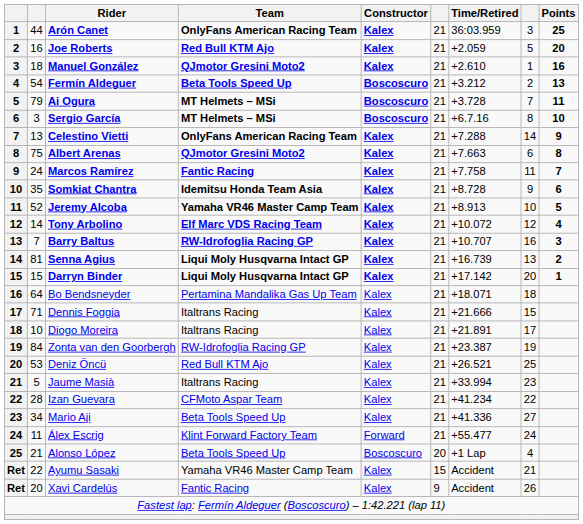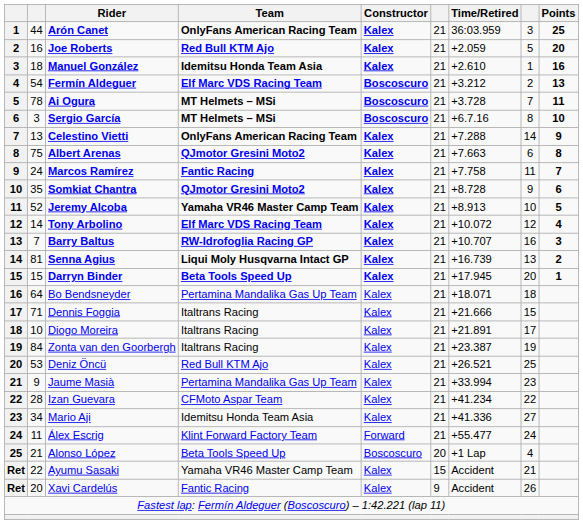(243, 66) QJmotor Gresini Moto2 -> (252, 66) Idemitsu Honda Team Asia
(236, 83) Beta Tools Speed Up -> (251, 83) Elf Marc VDS Racing Team
(36, 101) 79 -> (36, 101) 78
(252, 189) Idemitsu Honda Team Asia -> (243, 189) QJmotor Gresini Moto2
(265, 276) Liqui Moly Husqvarna Intact GP -> (236, 276) Beta Tools Speed Up
(471, 276) +17.142 -> (471, 276) +17.945
(243, 347) RW-Idrofoglia Racing GP -> (220, 347) Italtrans Racing
(36, 382) 5 -> (36, 382) 9
(220, 382) Italtrans Racing -> (269, 382) Pertamina Mandalika Gas Up Team
(233, 417) Beta Tools Speed Up -> (247, 417) Idemitsu Honda Team Asia
